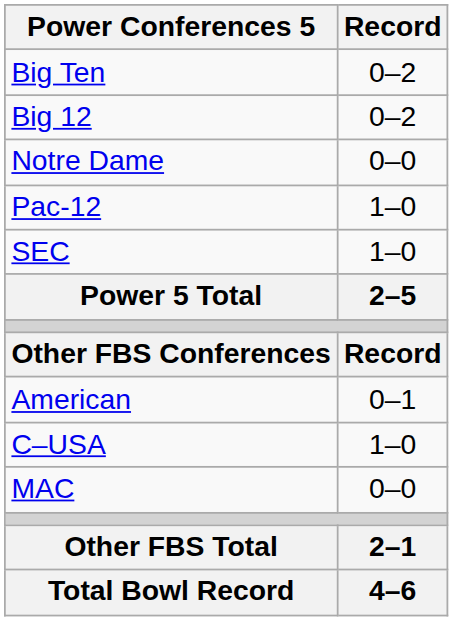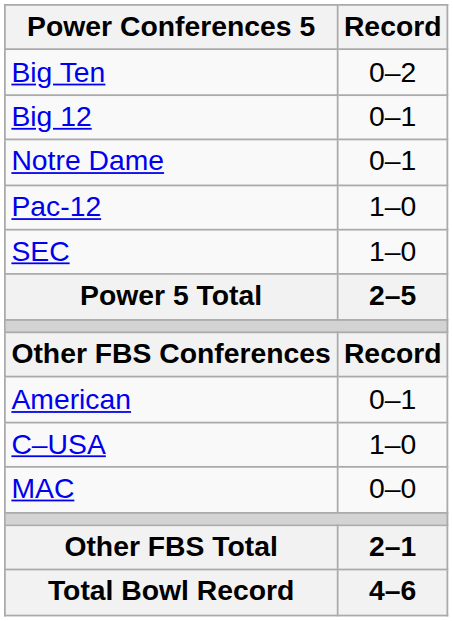(393, 116) 0–2 -> (393, 116) 0–1
(393, 161) 0–0 -> (393, 161) 0–1
